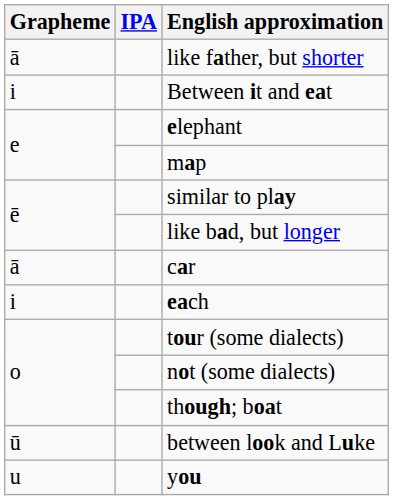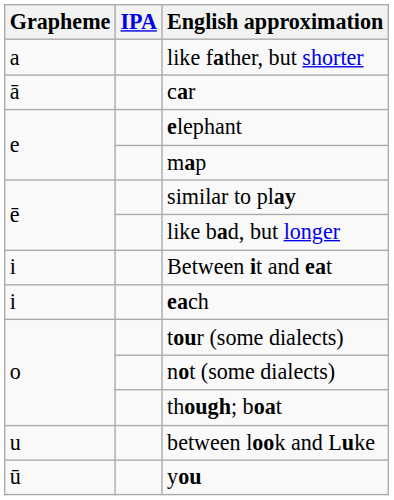(15, 57) ā -> (15, 57) a
rows swapped: (181, 267) <-> (250, 92)
(15, 442) ū -> (15, 442) u
(15, 477) u -> (15, 477) ū
